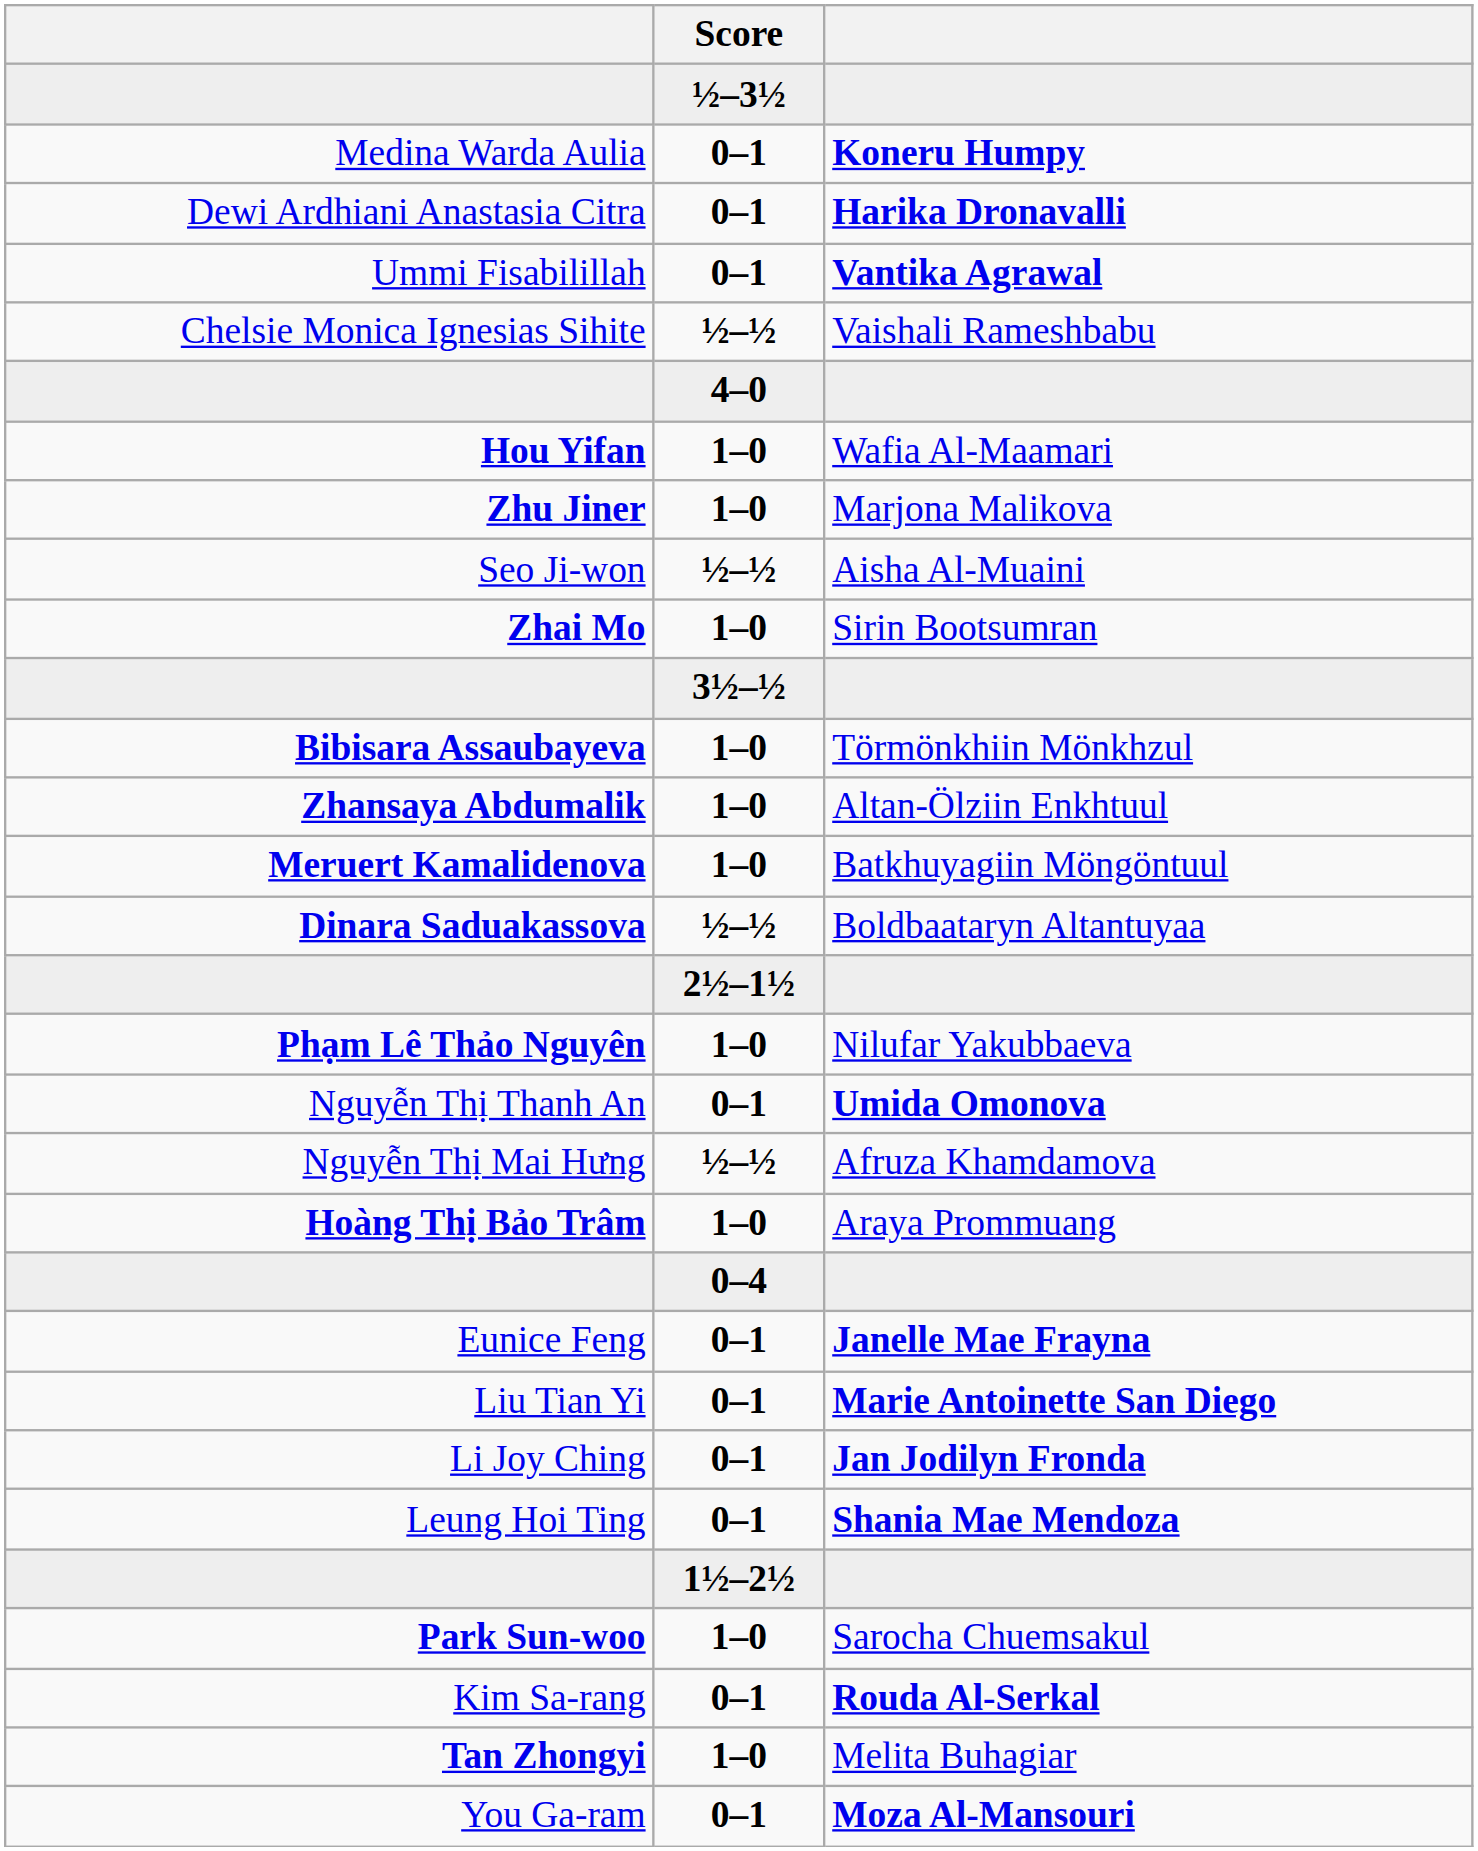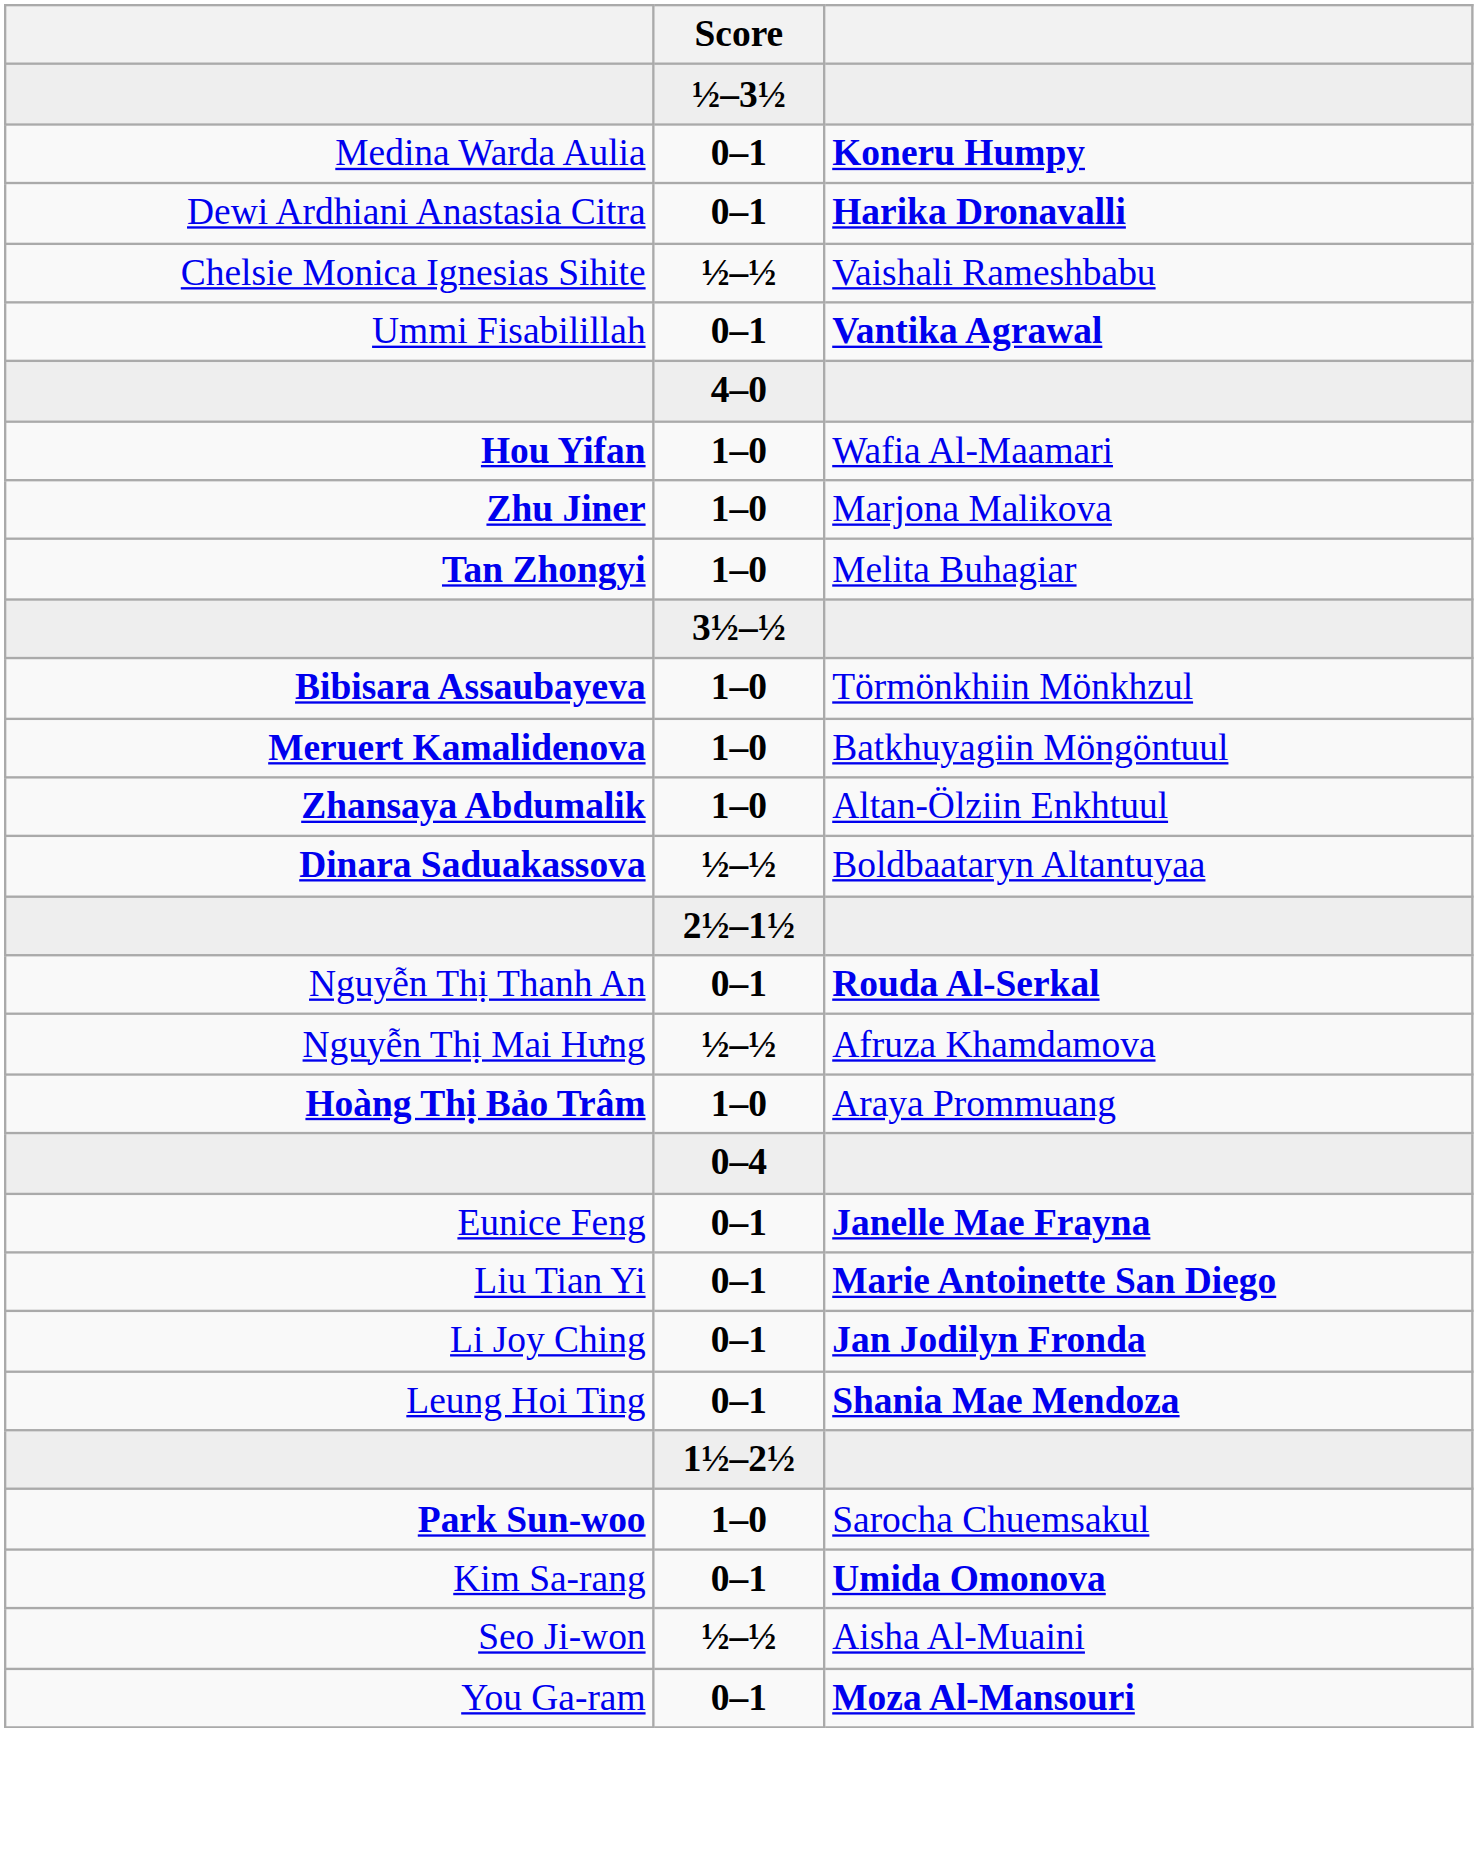rows swapped: (413, 331) <-> (509, 271)
rows swapped: (544, 1756) <-> (562, 568)
- row: (576, 627)
rows swapped: (457, 865) <-> (473, 806)
- row: (461, 1043)
(969, 1102) Umida Omonova -> (966, 984) Rouda Al-Serkal
(966, 1696) Rouda Al-Serkal -> (969, 1578) Umida Omonova
